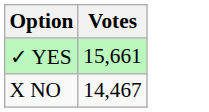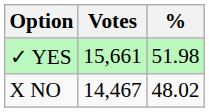+ column: (176, 21)
